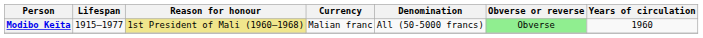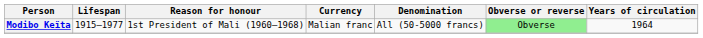(216, 26) khaki background -> (216, 26) no background
(642, 26) 1960 -> (642, 26) 1964
